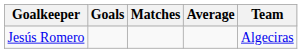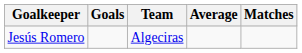columns swapped: (156, 15) <-> (267, 15)
